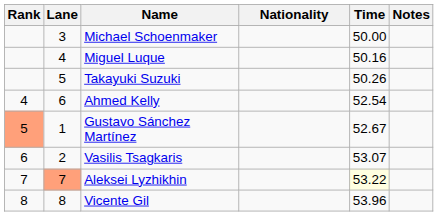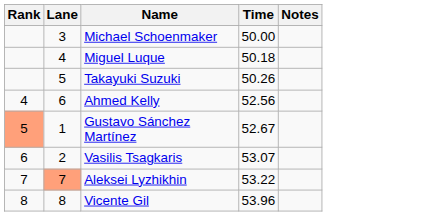- column: (294, 15)
(370, 57) 50.16 -> (258, 57) 50.18
(370, 100) 52.54 -> (258, 100) 52.56
(370, 179) lightyellow background -> (258, 179) no background
